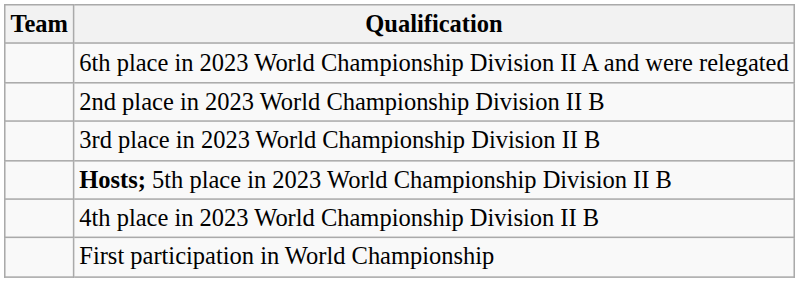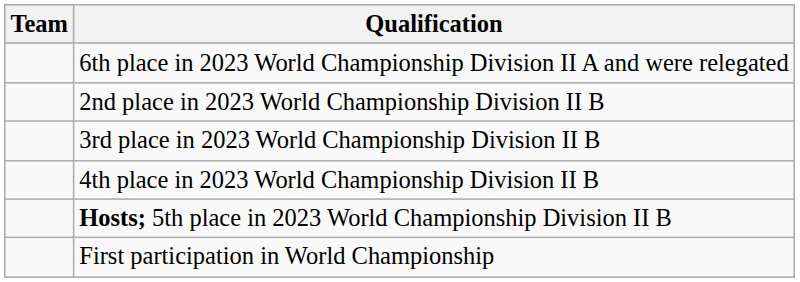rows swapped: (339, 218) <-> (376, 179)
